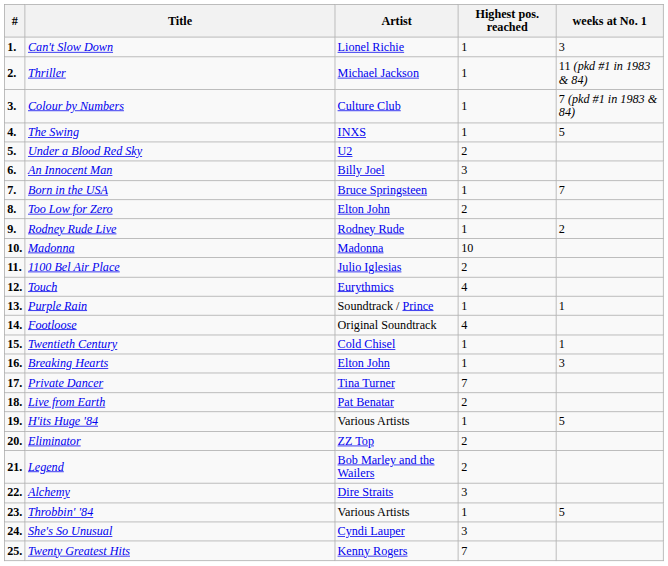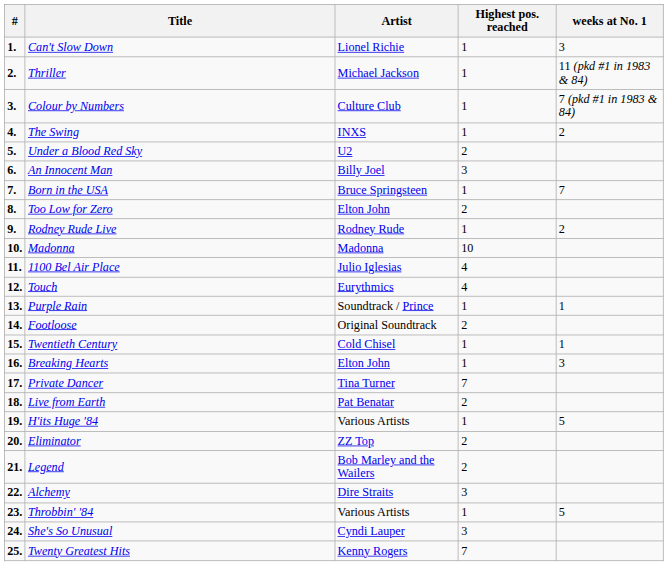(562, 132) 5 -> (562, 132) 2
(464, 267) 2 -> (464, 267) 4
(464, 325) 4 -> (464, 325) 2
